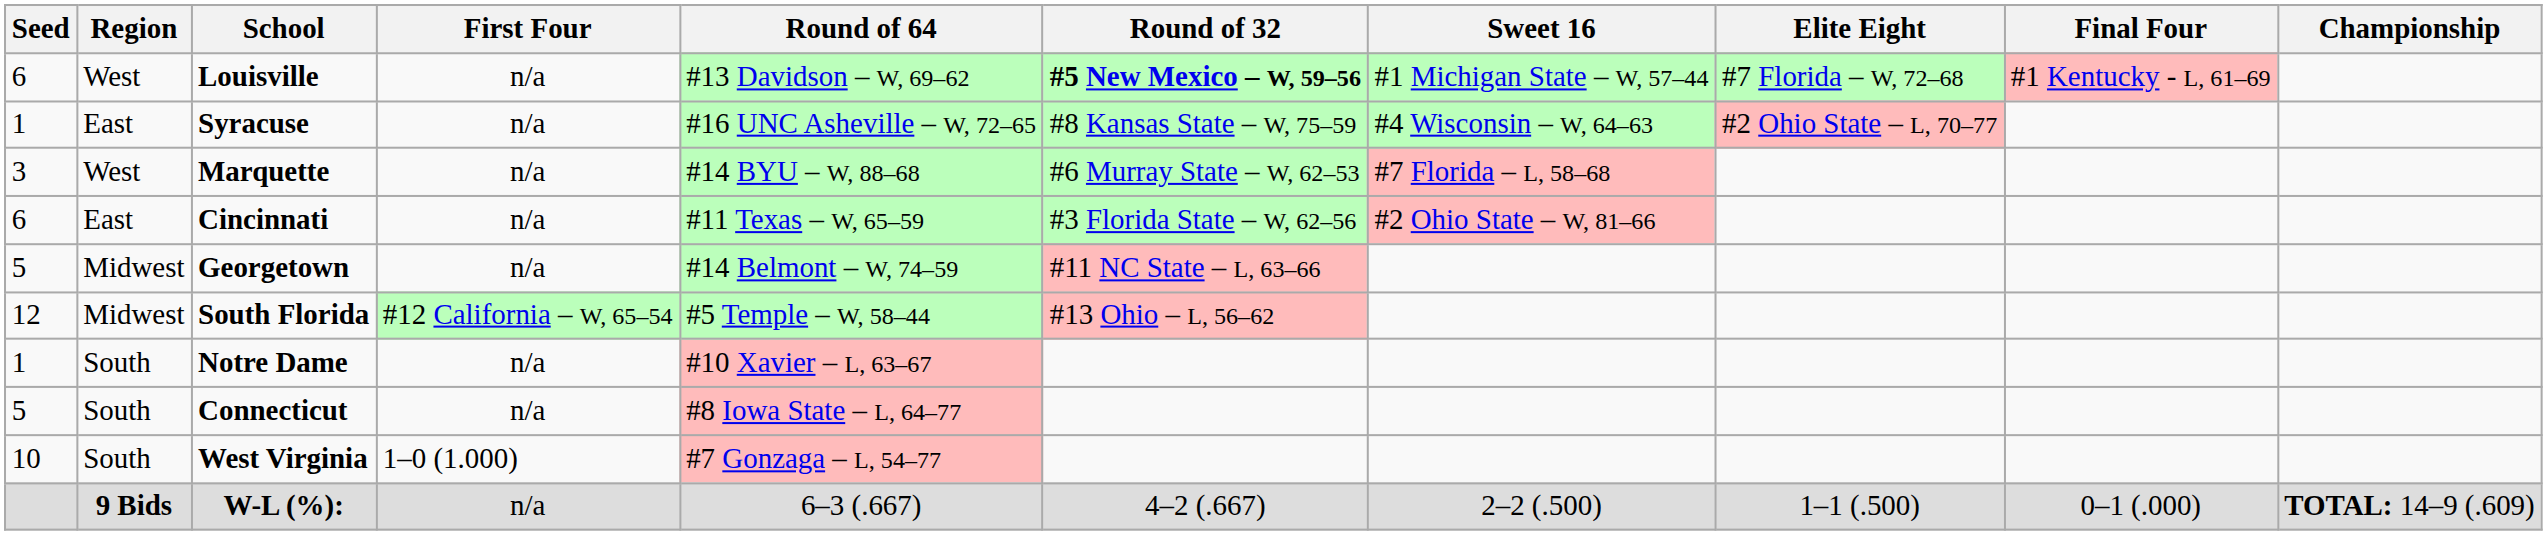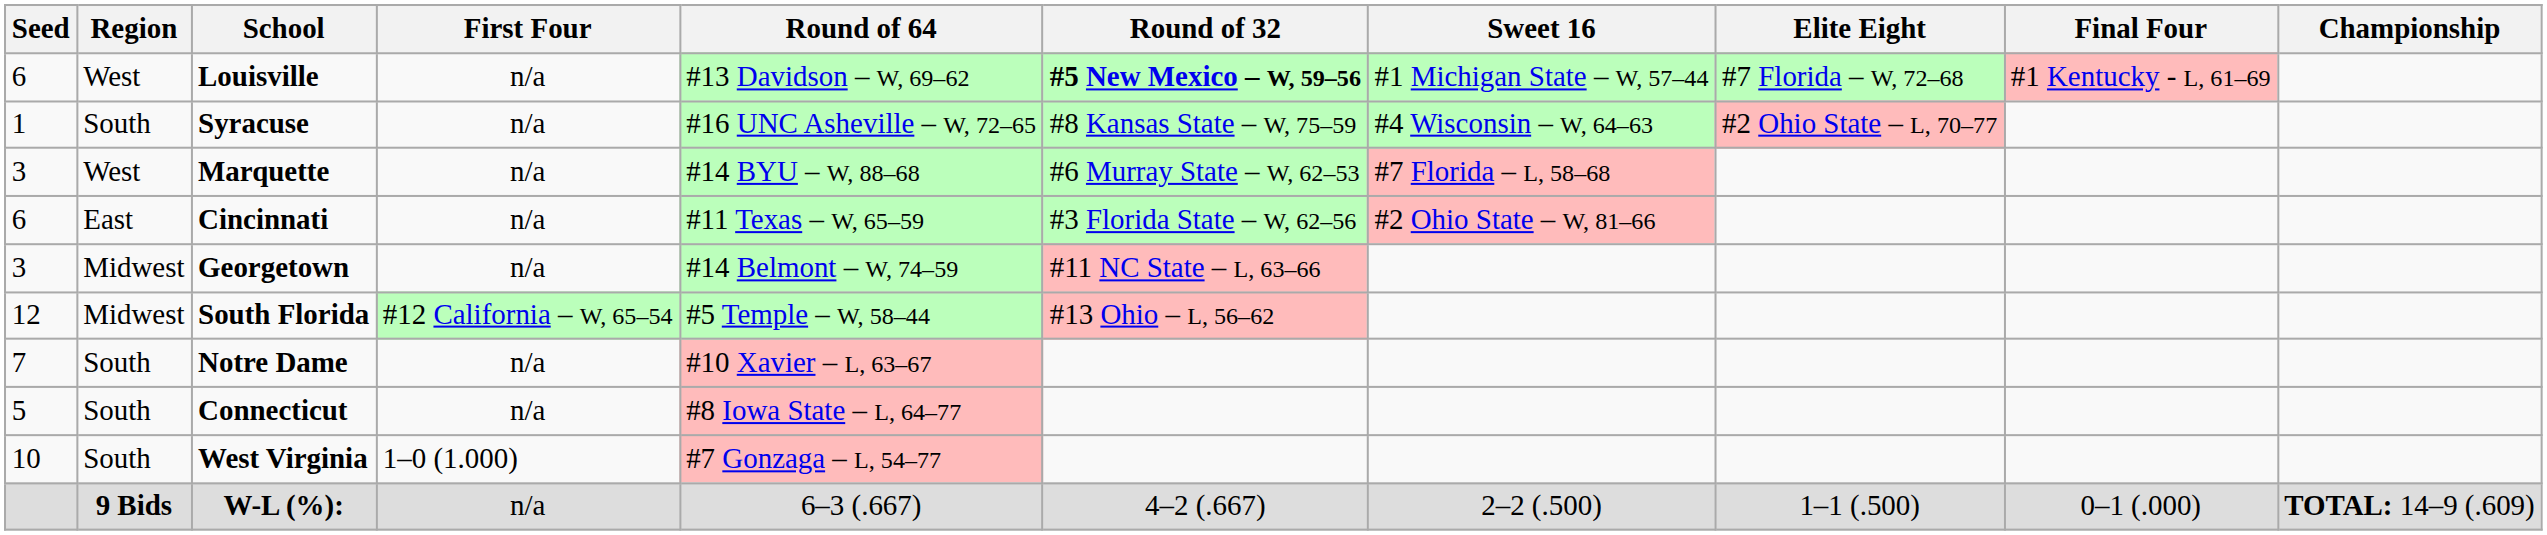(108, 124) East -> (117, 124) South
(19, 267) 5 -> (19, 267) 3
(19, 362) 1 -> (19, 362) 7
